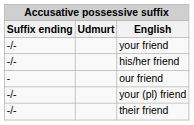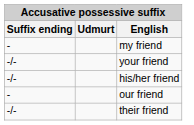+ row: (141, 45)
- row: (153, 95)
